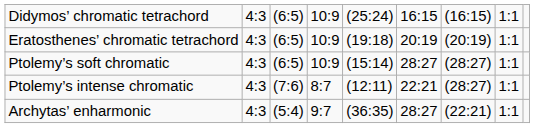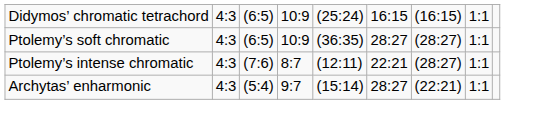- row: (124, 39)
(370, 63) (15:14) -> (340, 39) (36:35)
(370, 110) (36:35) -> (340, 87) (15:14)
